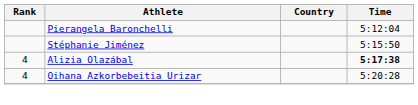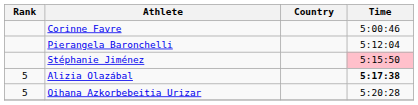+ row: (84, 28)
(380, 44) no background -> (380, 60) pink background
(25, 60) 4 -> (25, 76) 5
(25, 76) 4 -> (25, 92) 5
